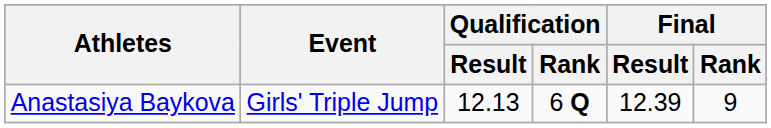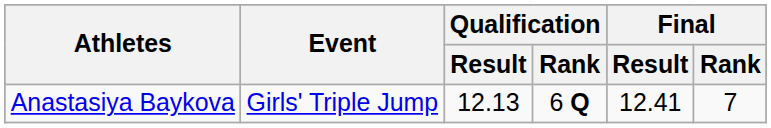(650, 104) 12.39 -> (650, 104) 12.41
(730, 104) 9 -> (730, 104) 7
